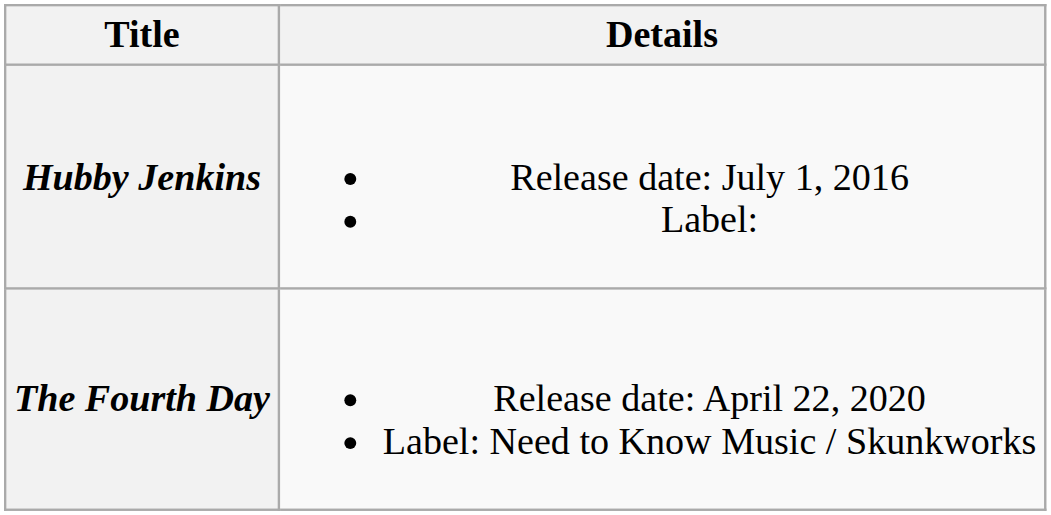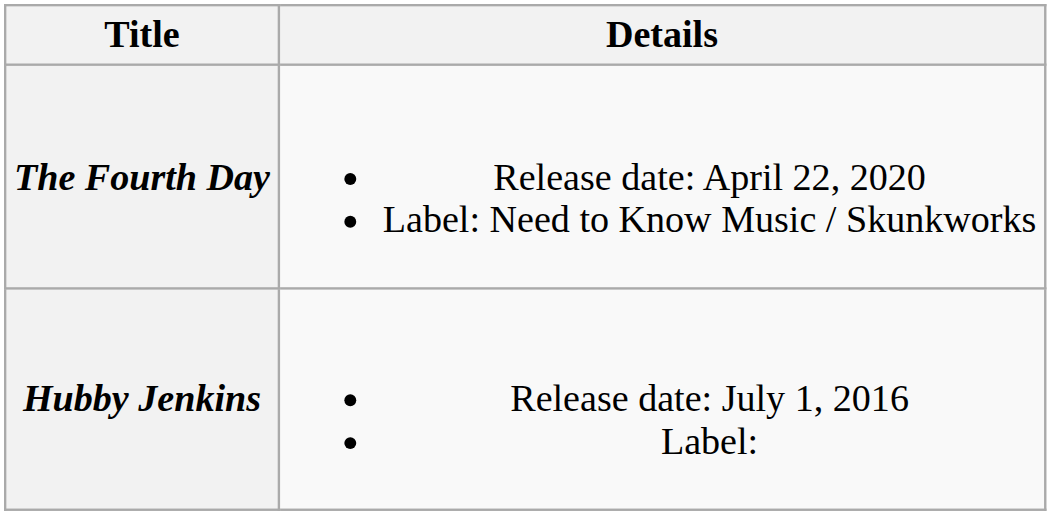rows swapped: (142, 176) <-> (142, 398)
